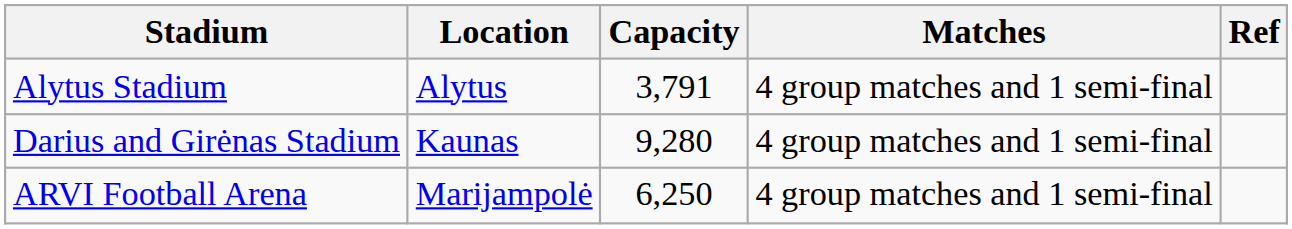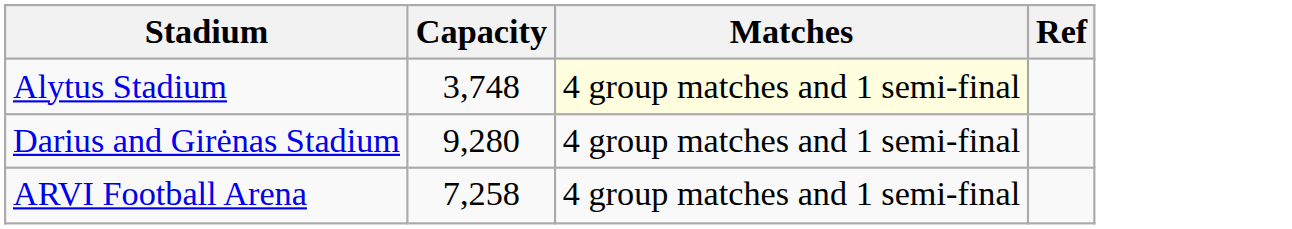- column: (504, 31)
(674, 85) 3,791 -> (481, 85) 3,748
(984, 85) no background -> (791, 85) lightyellow background
(674, 194) 6,250 -> (481, 194) 7,258
